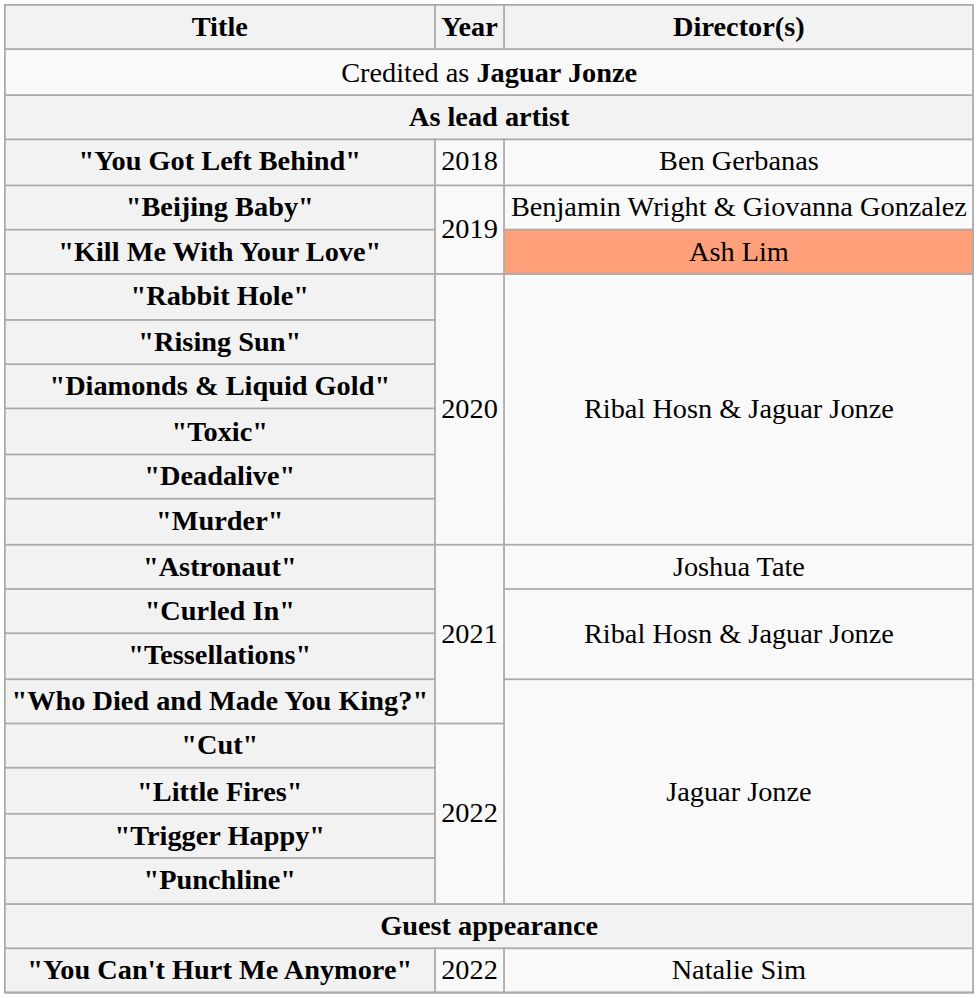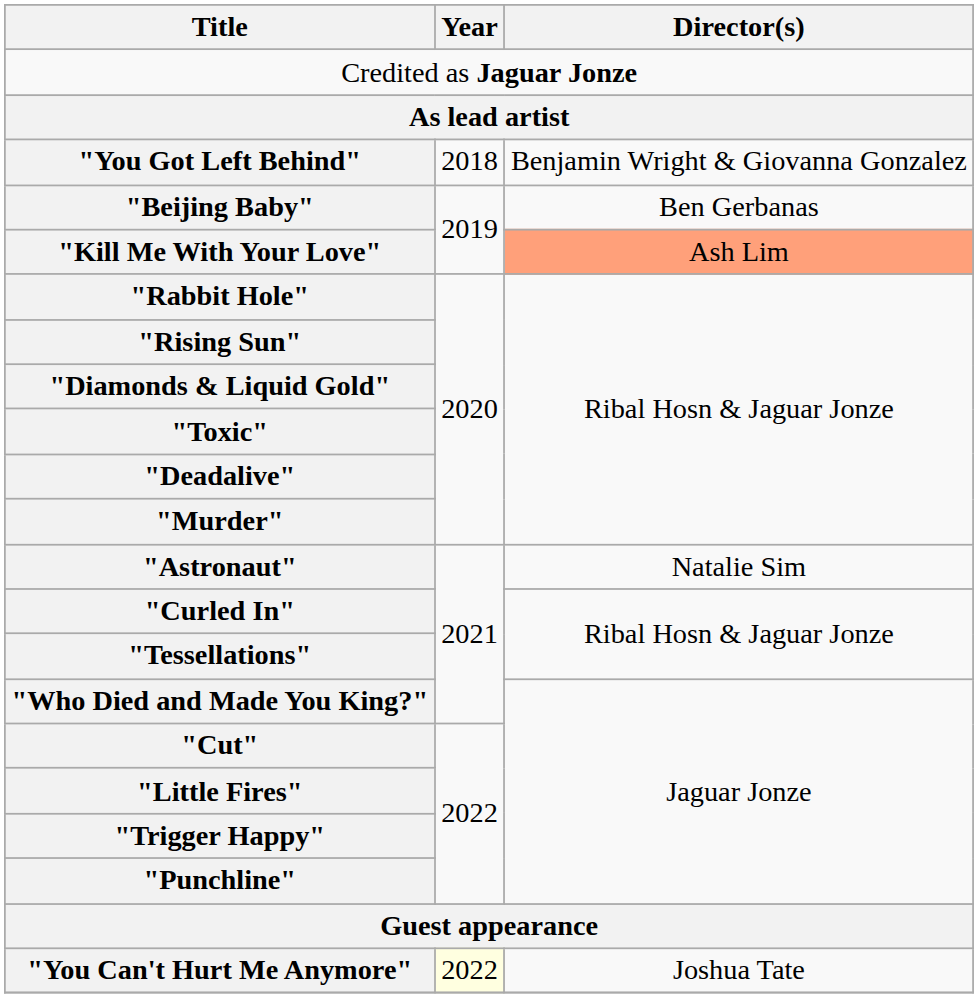(739, 161) Ben Gerbanas -> (739, 161) Benjamin Wright & Giovanna Gonzalez
(739, 206) Benjamin Wright & Giovanna Gonzalez -> (739, 206) Ben Gerbanas
(739, 565) Joshua Tate -> (739, 565) Natalie Sim
(470, 970) no background -> (470, 970) lightyellow background
(739, 970) Natalie Sim -> (739, 970) Joshua Tate
